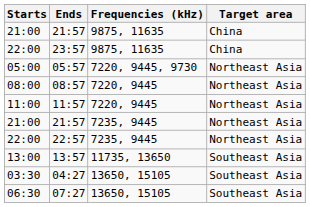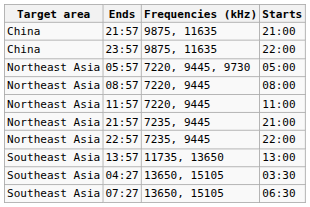columns swapped: (27, 13) <-> (256, 13)
